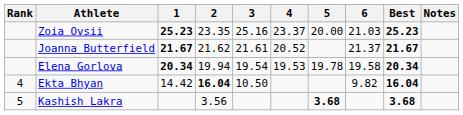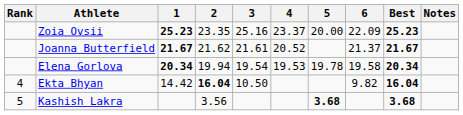(365, 31) 21.03 -> (365, 31) 22.09
